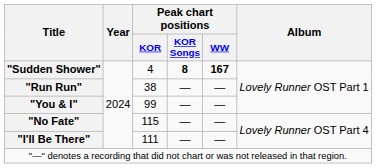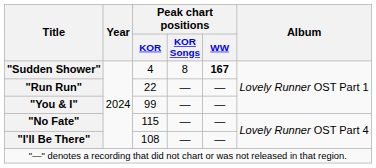(185, 69) bold -> (185, 69) normal
(150, 87) 38 -> (150, 87) 22
(150, 139) 111 -> (150, 139) 108
